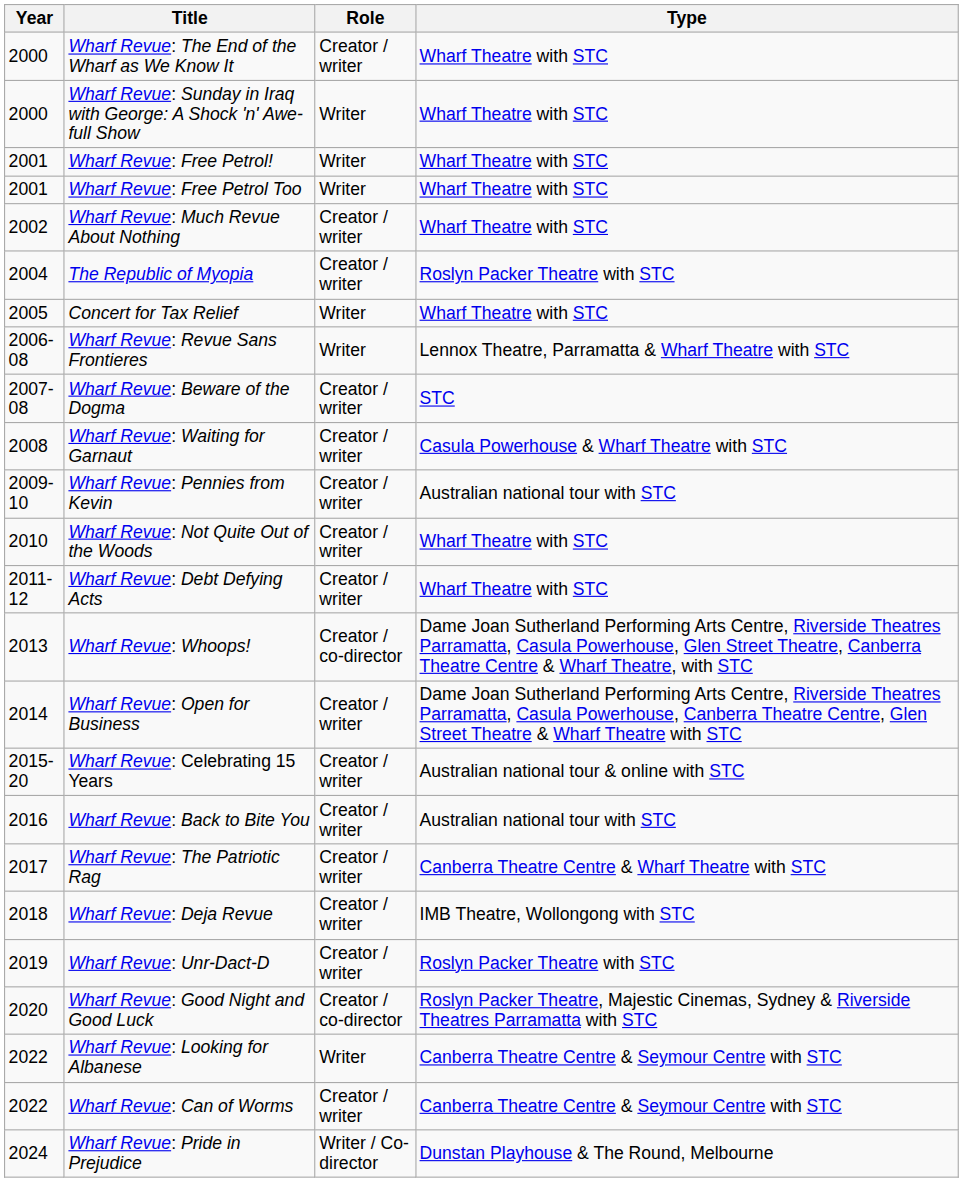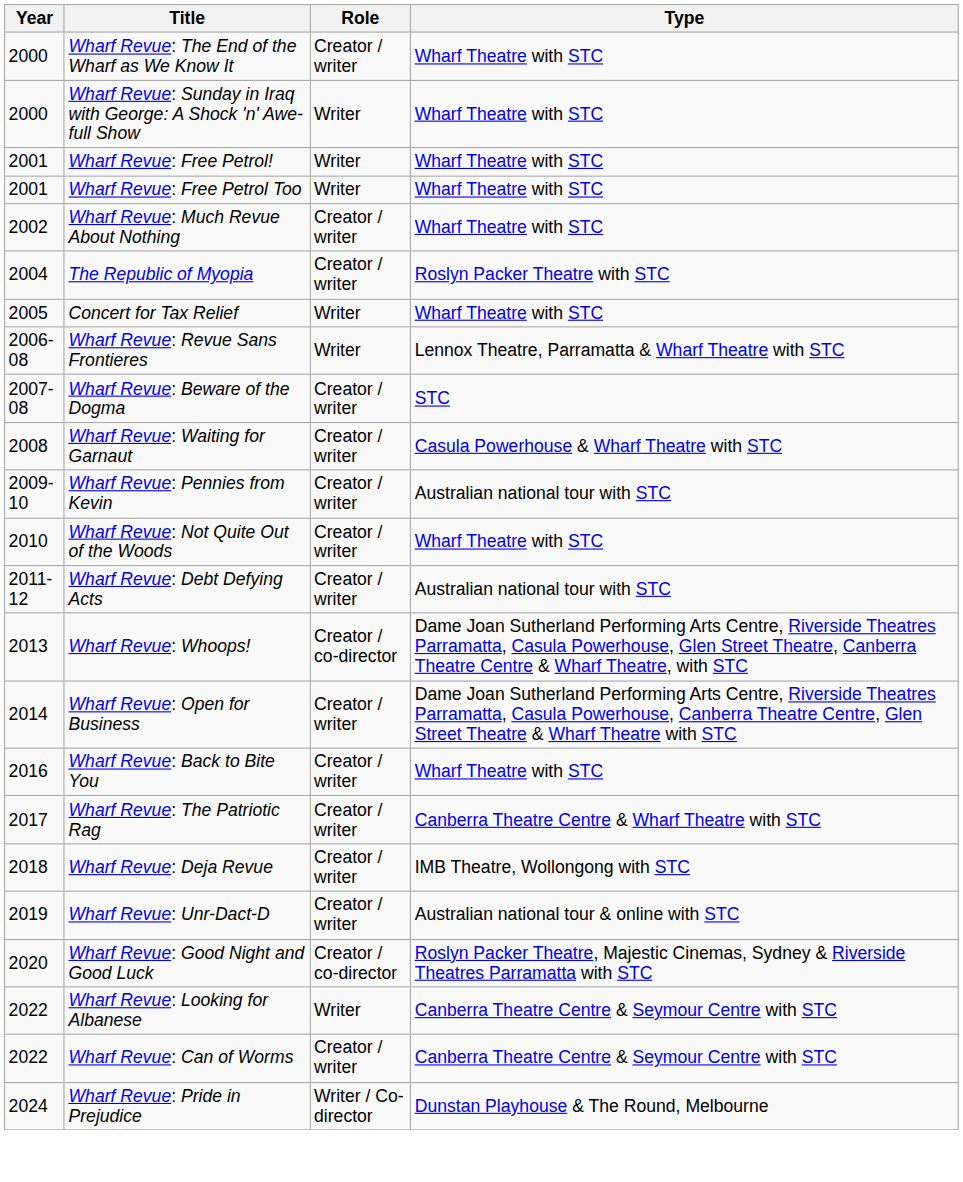(514, 589) Wharf Theatre with STC -> (543, 589) Australian national tour with STC
- row: (182, 771)
(548, 819) Australian national tour with STC -> (509, 771) Wharf Theatre with STC
(547, 962) Roslyn Packer Theatre with STC -> (577, 915) Australian national tour & online with STC
